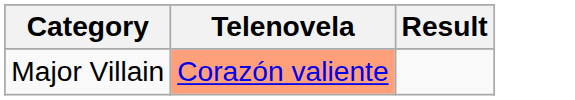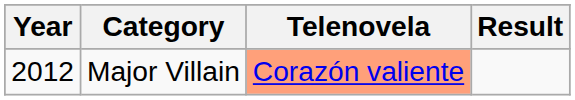+ column: (43, 26)
